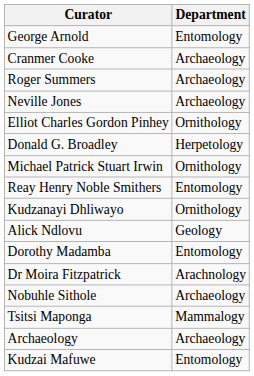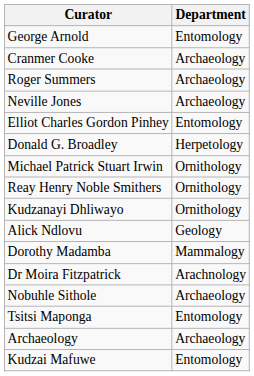(208, 123) Ornithology -> (209, 123) Entomology
(209, 187) Entomology -> (208, 187) Ornithology
(209, 252) Entomology -> (210, 252) Mammalogy
(210, 317) Mammalogy -> (209, 317) Entomology
